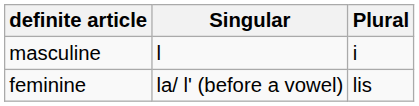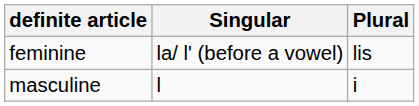rows swapped: (55, 52) <-> (48, 85)
